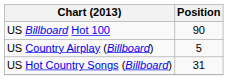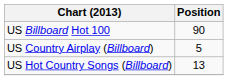(199, 65) 31 -> (199, 65) 13
